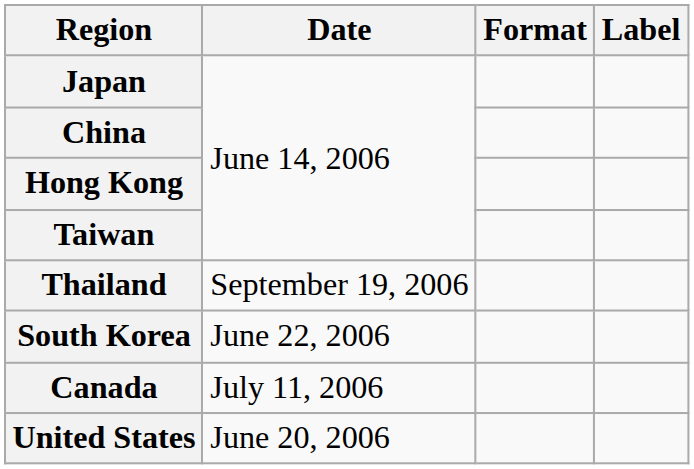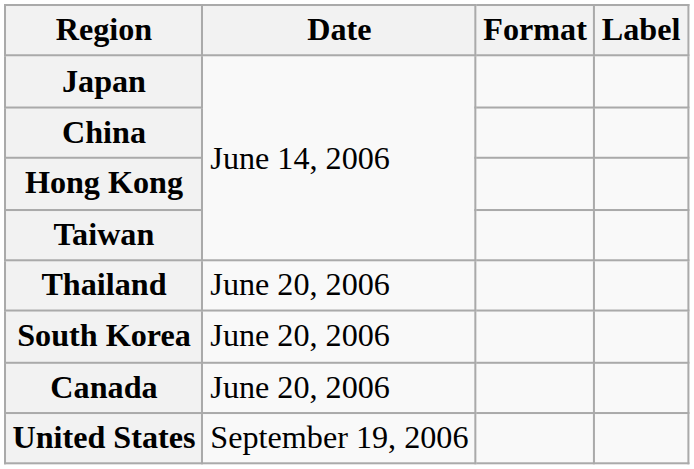(339, 285) September 19, 2006 -> (300, 285) June 20, 2006
(300, 336) June 22, 2006 -> (300, 336) June 20, 2006
(297, 387) July 11, 2006 -> (300, 387) June 20, 2006
(300, 438) June 20, 2006 -> (339, 438) September 19, 2006
